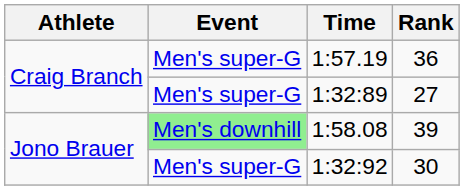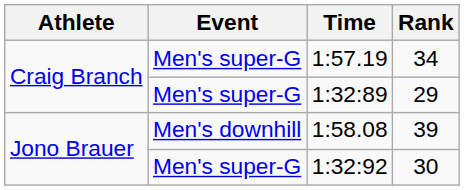(426, 58) 36 -> (426, 58) 34
(426, 94) 27 -> (426, 94) 29
(227, 130) lightgreen background -> (227, 130) no background
